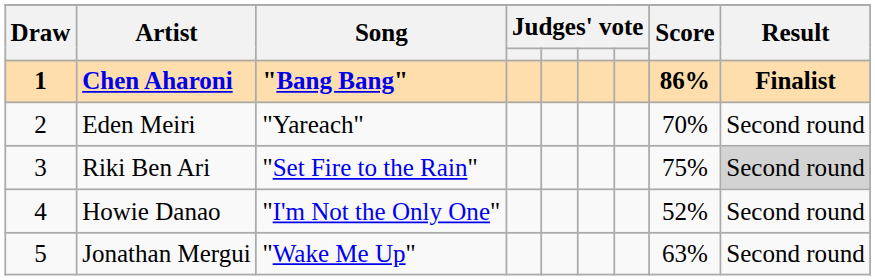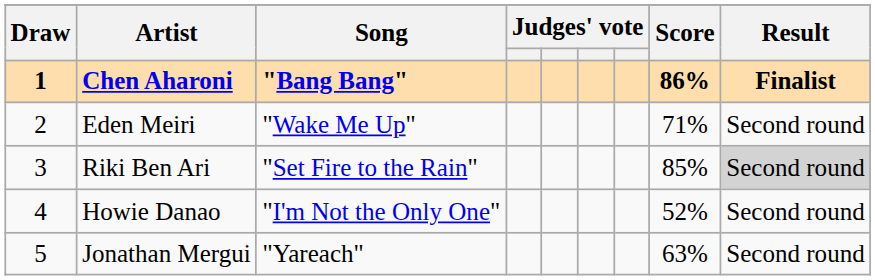(313, 125) "Yareach" -> (339, 125) "Wake Me Up"
(685, 125) 70% -> (685, 125) 71%
(685, 168) 75% -> (685, 168) 85%
(339, 254) "Wake Me Up" -> (313, 254) "Yareach"
